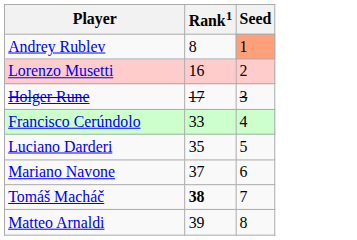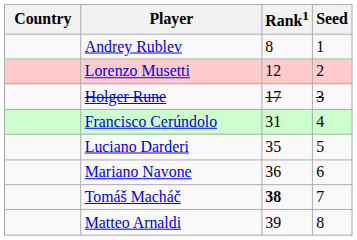+ column: (43, 19)
(244, 46) lightsalmon background -> (320, 46) no background
(197, 71) 16 -> (273, 71) 12
(197, 121) 33 -> (273, 121) 31
(197, 172) 37 -> (273, 172) 36
